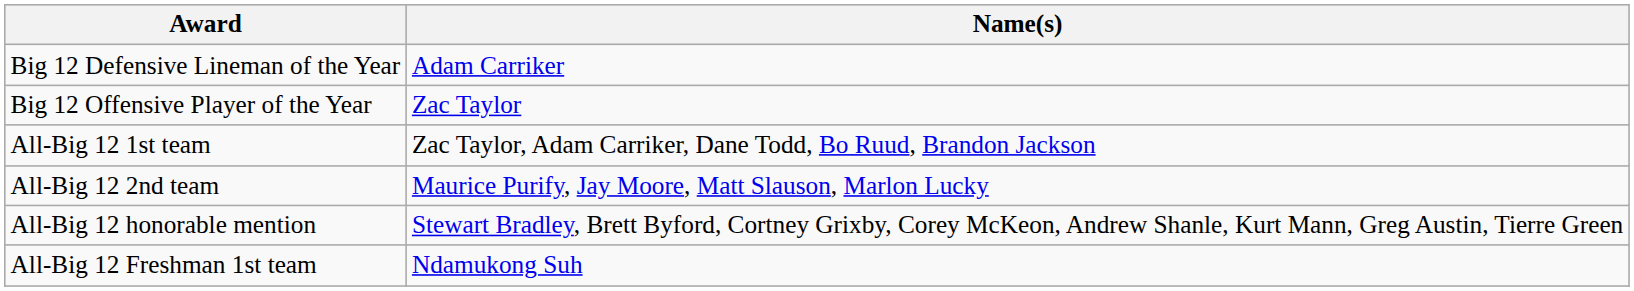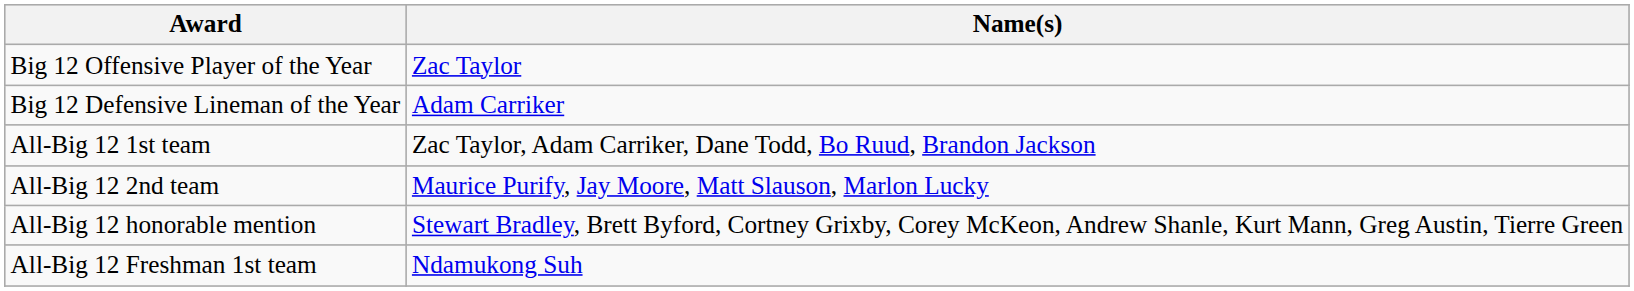rows swapped: (191, 104) <-> (205, 64)
